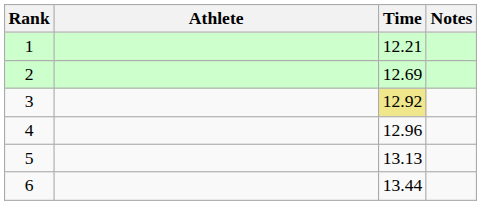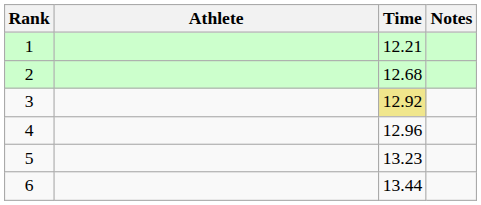(403, 74) 12.69 -> (403, 74) 12.68
(403, 158) 13.13 -> (403, 158) 13.23
